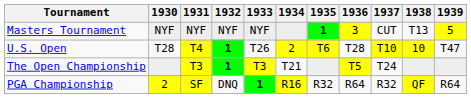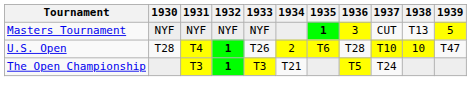- row: (60, 85)
